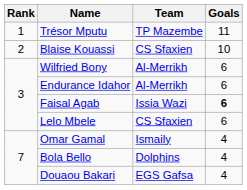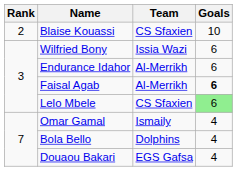- row: (74, 31)
(161, 67) Al-Merrikh -> (161, 49) Issia Wazi
(161, 103) Issia Wazi -> (161, 85) Al-Merrikh
(224, 121) no background -> (214, 103) lightgreen background
